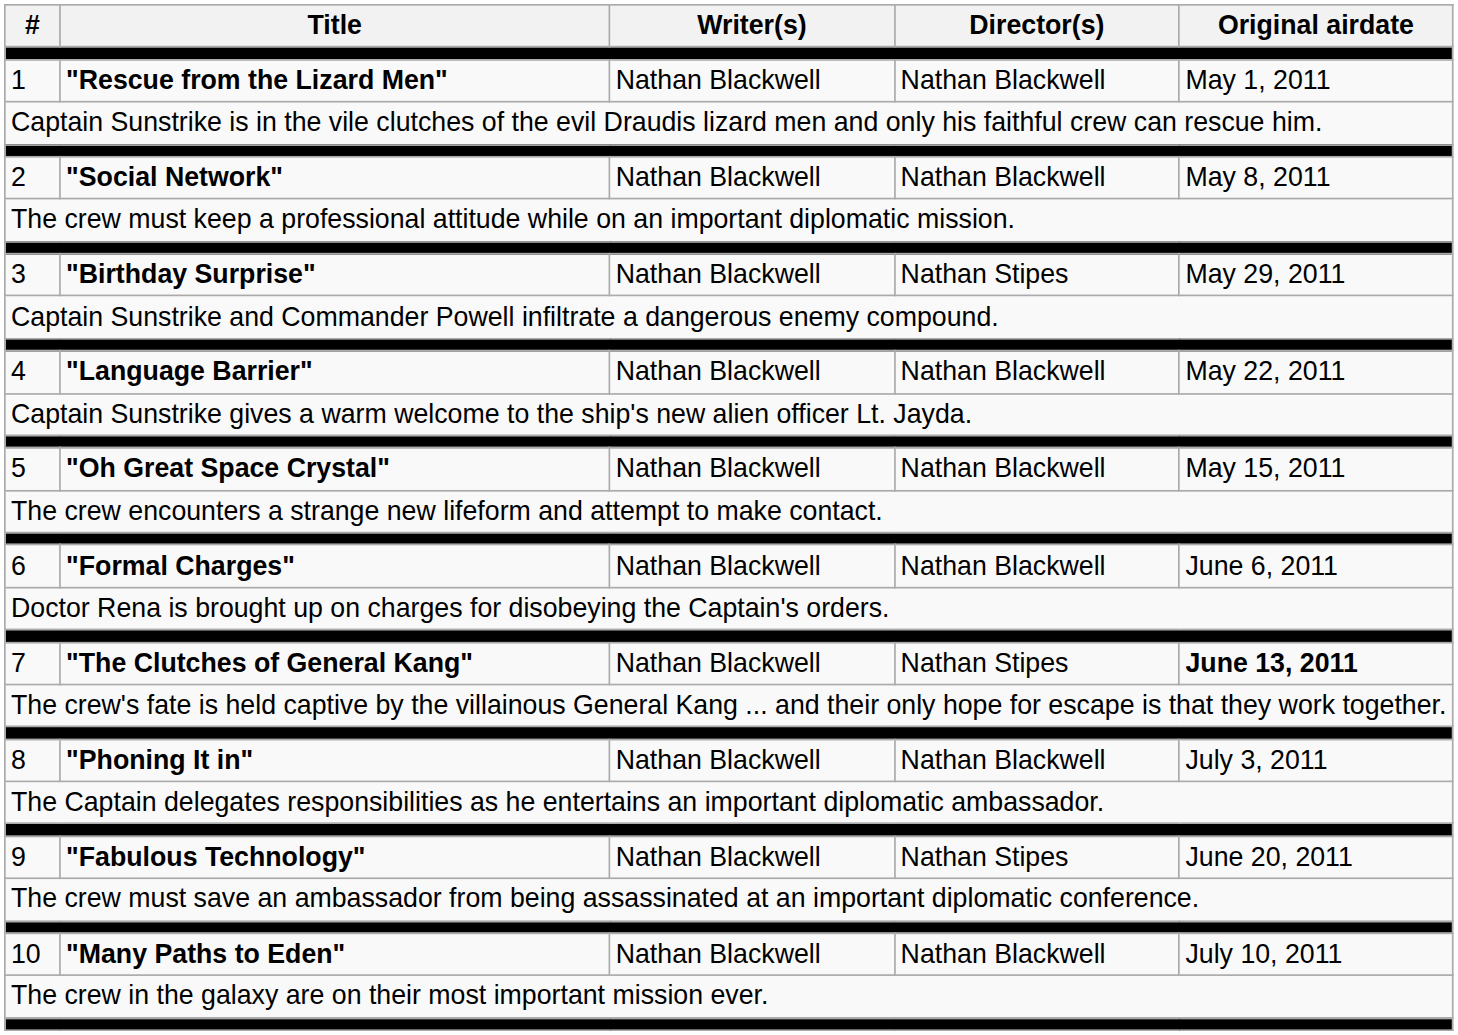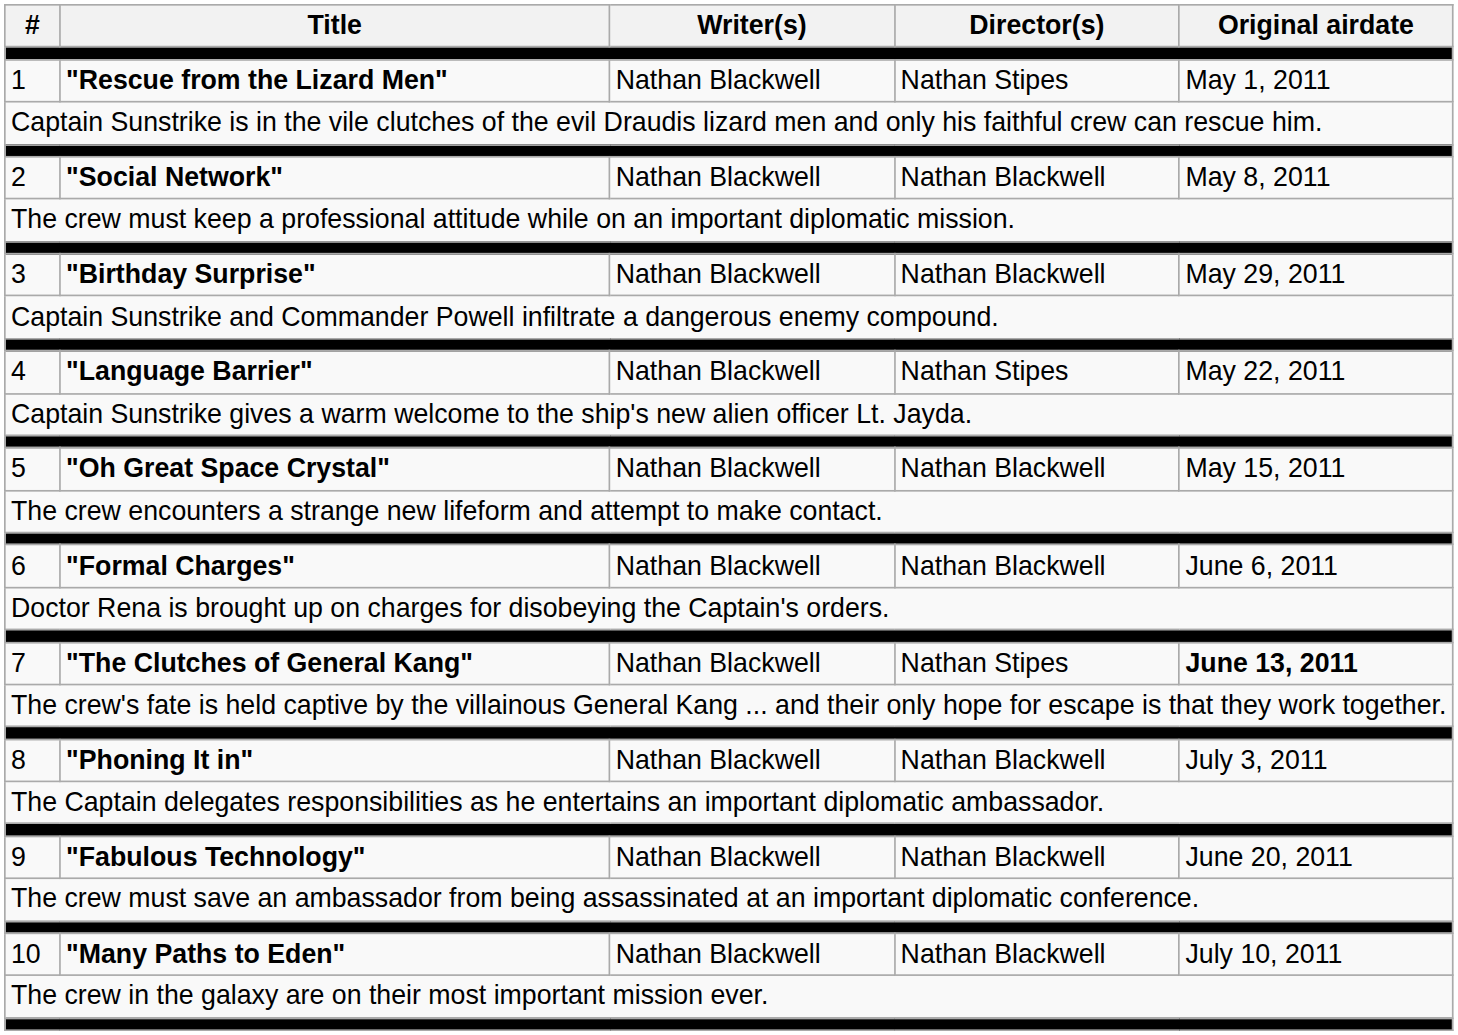(1003, 80) Nathan Blackwell -> (985, 80) Nathan Stipes
(985, 274) Nathan Stipes -> (1003, 274) Nathan Blackwell
(1003, 371) Nathan Blackwell -> (985, 371) Nathan Stipes
(985, 856) Nathan Stipes -> (1003, 856) Nathan Blackwell
